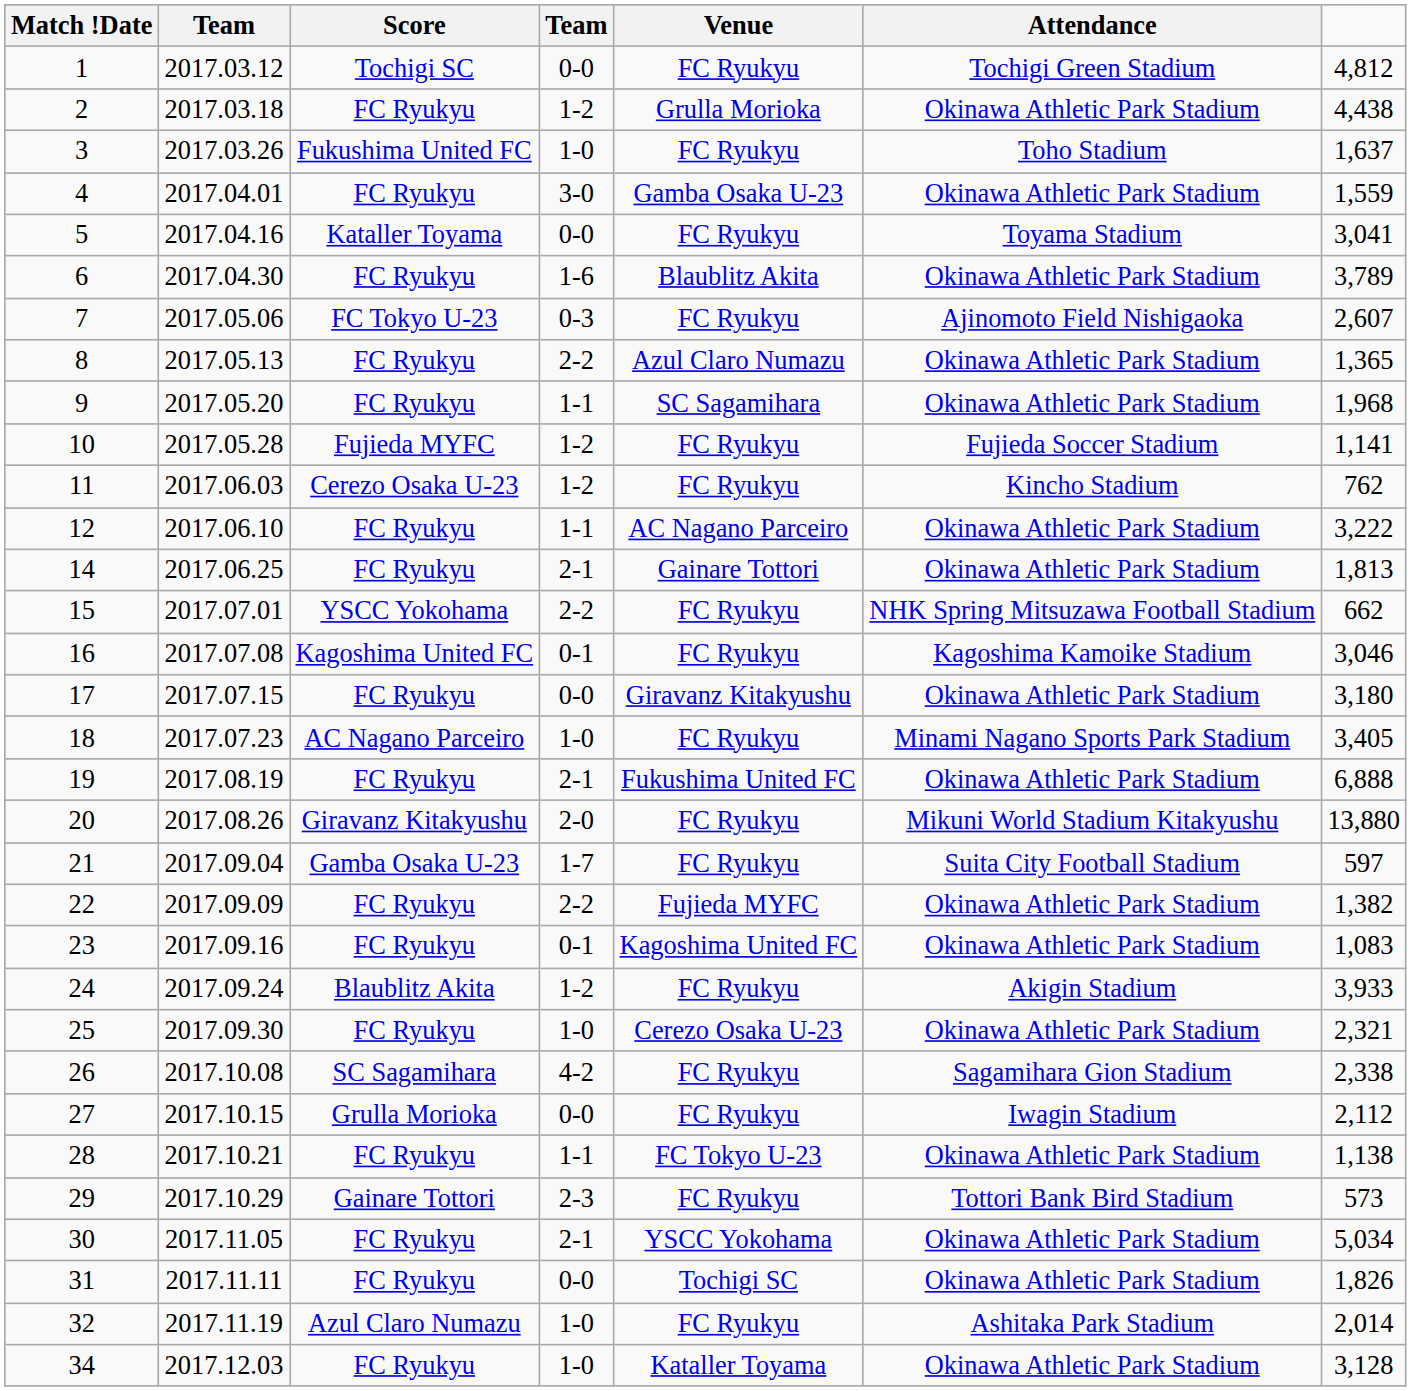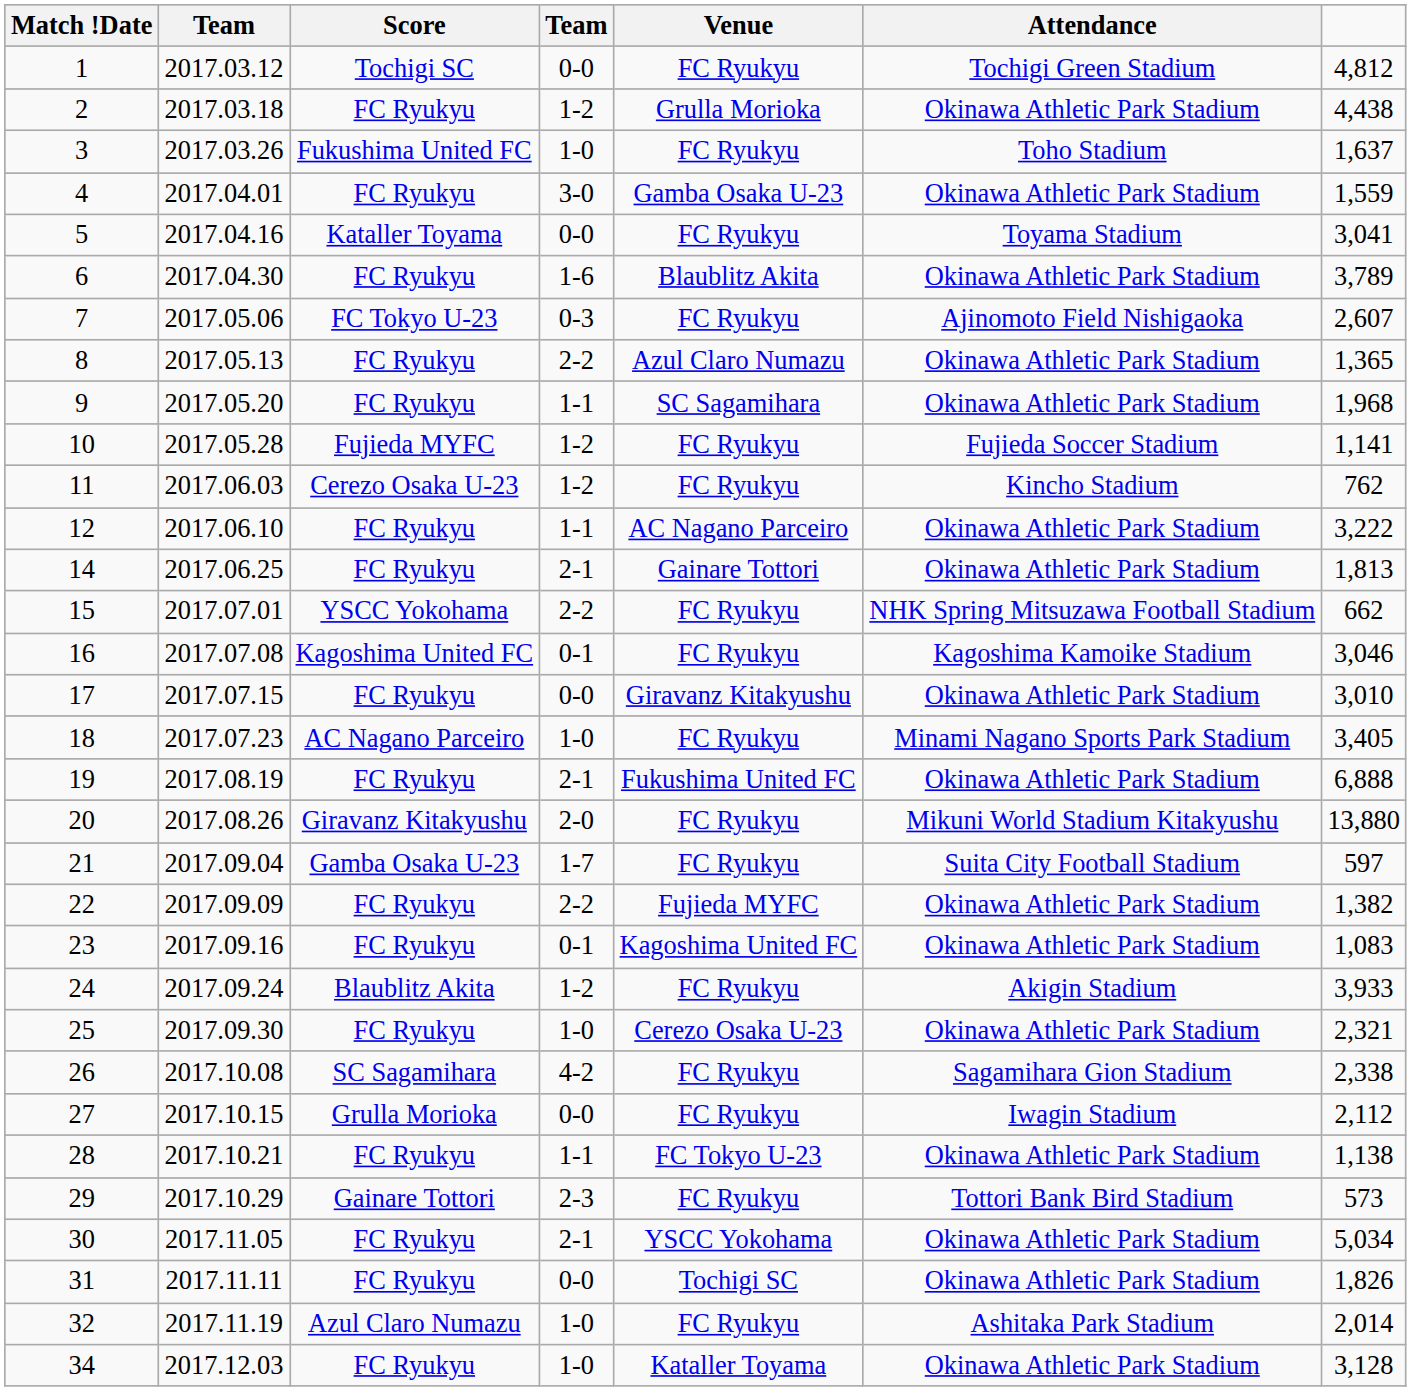(1364, 695) 3,180 -> (1364, 695) 3,010
